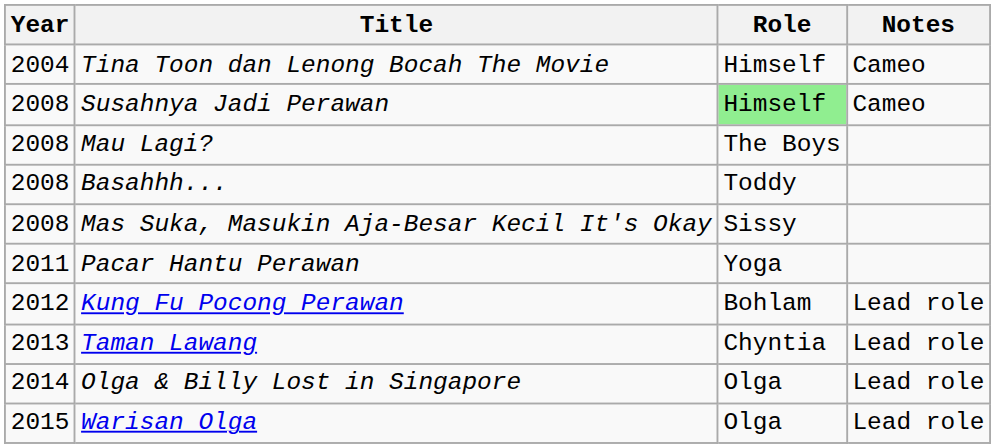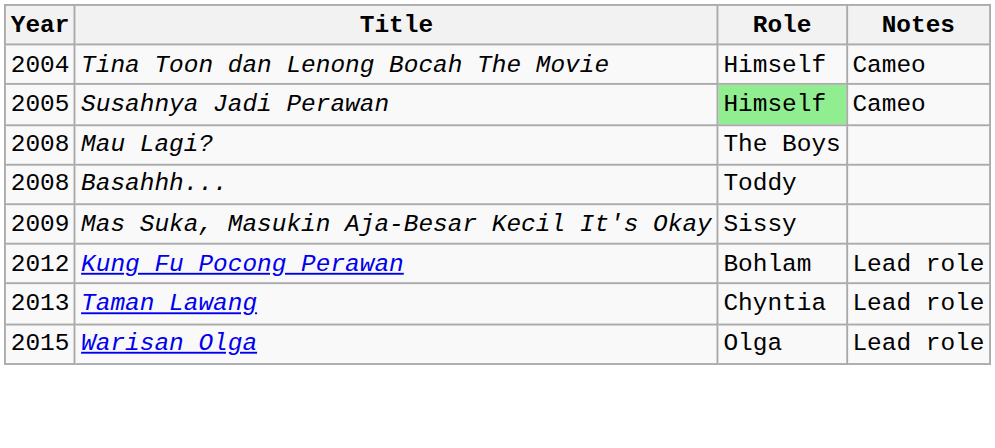(40, 105) 2008 -> (40, 105) 2005
(40, 224) 2008 -> (40, 224) 2009
- row: (220, 264)
- row: (301, 383)
